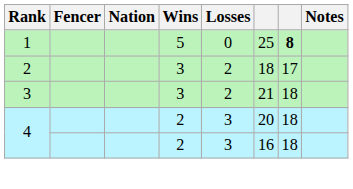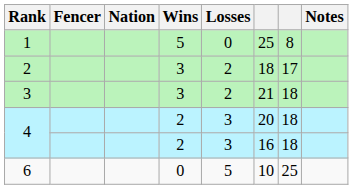(290, 42) bold -> (290, 42) normal
+ row: (27, 171)
